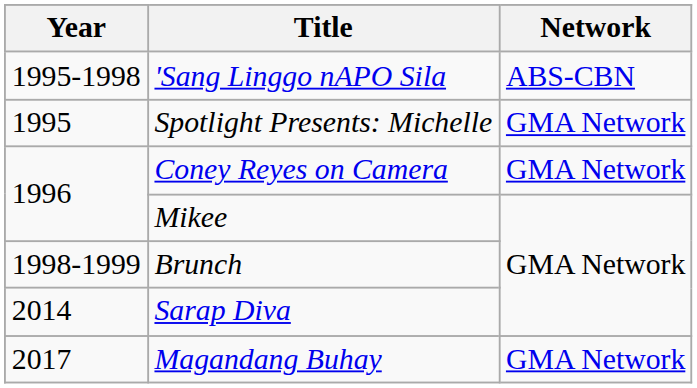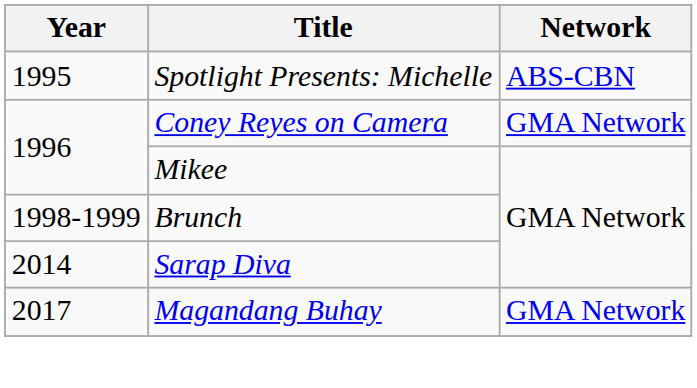- row: (300, 75)
(596, 122) GMA Network -> (570, 75) ABS-CBN
